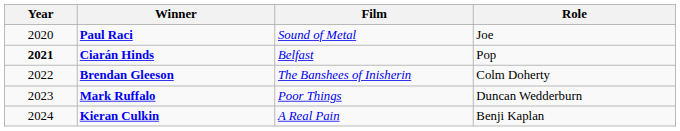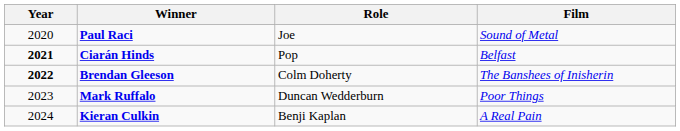columns swapped: (374, 14) <-> (574, 14)
(41, 75) normal -> (41, 75) bold
